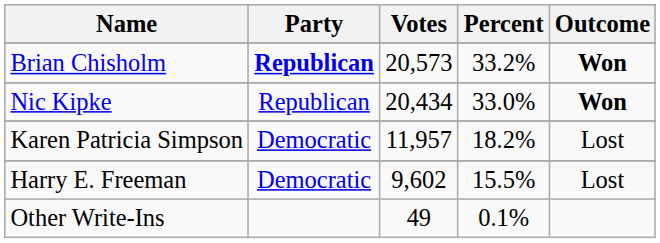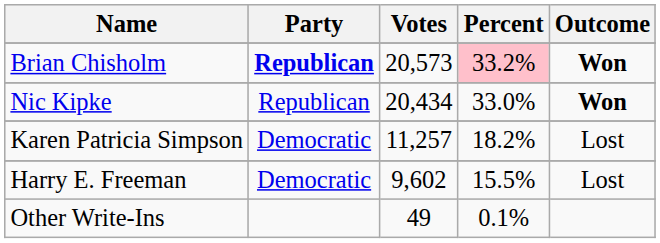(504, 62) no background -> (504, 62) pink background
(419, 140) 11,957 -> (419, 140) 11,257
